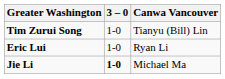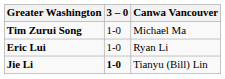(171, 30) Tianyu (Bill) Lin -> (160, 30) Michael Ma
(160, 64) Michael Ma -> (171, 64) Tianyu (Bill) Lin
